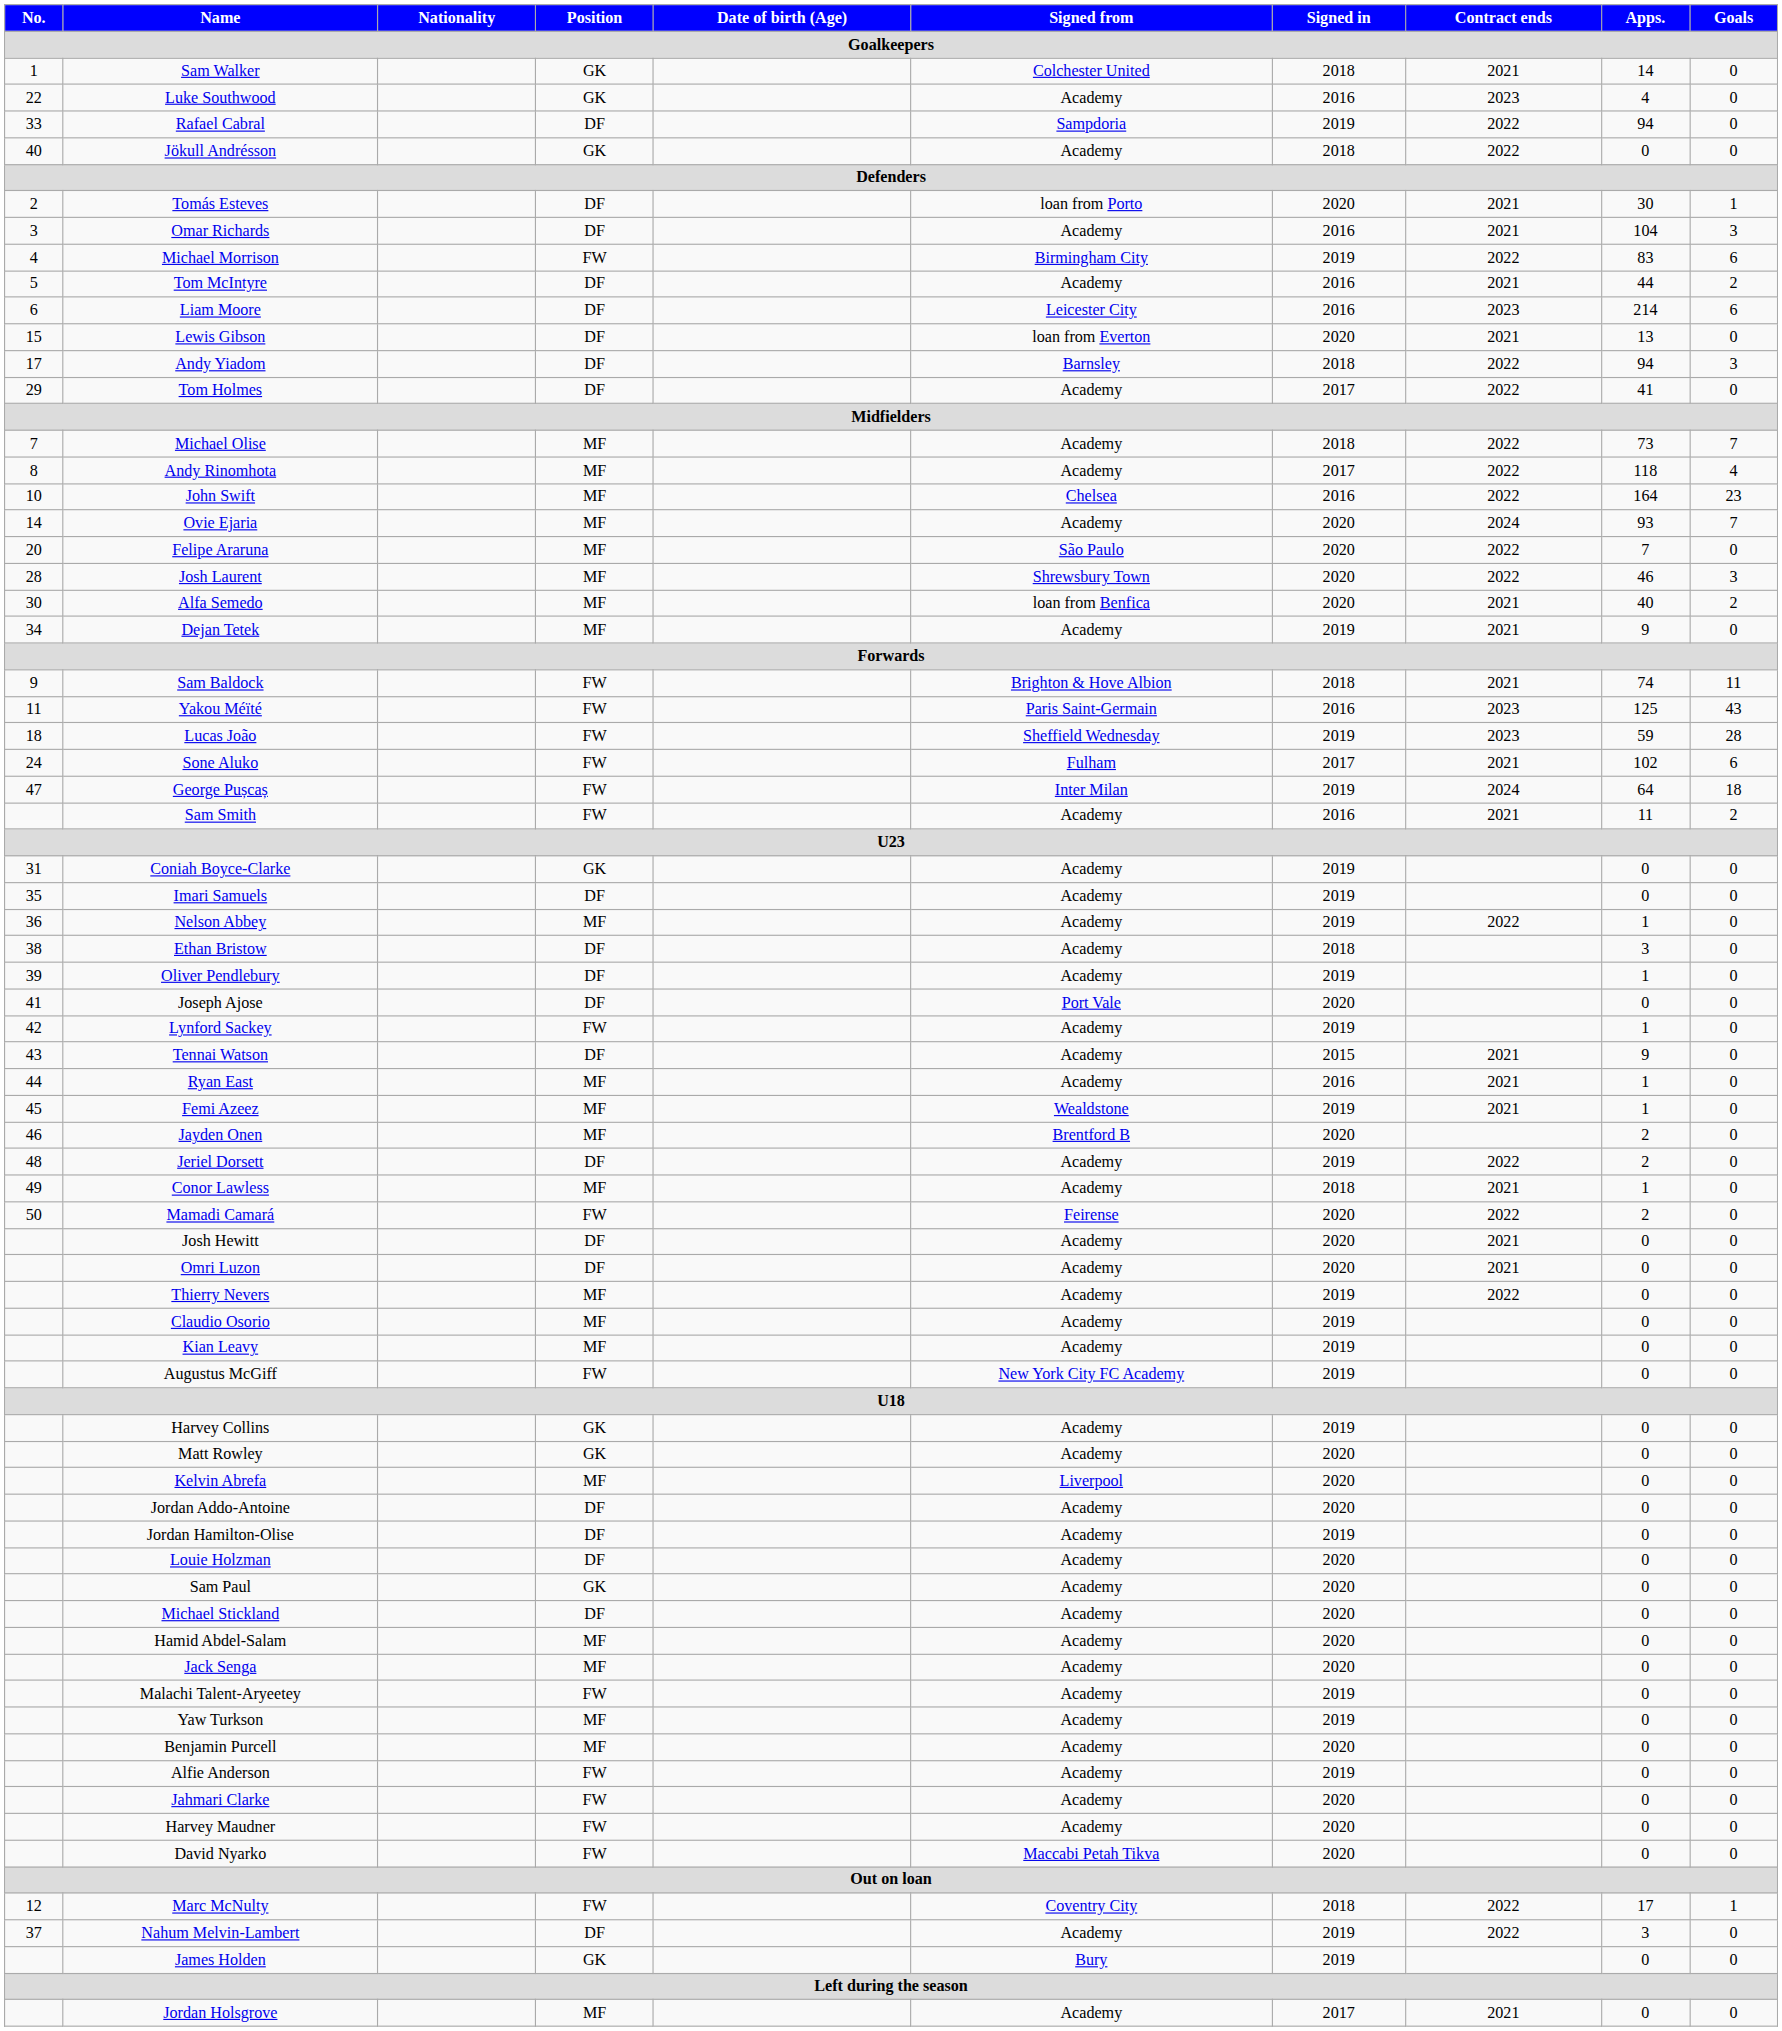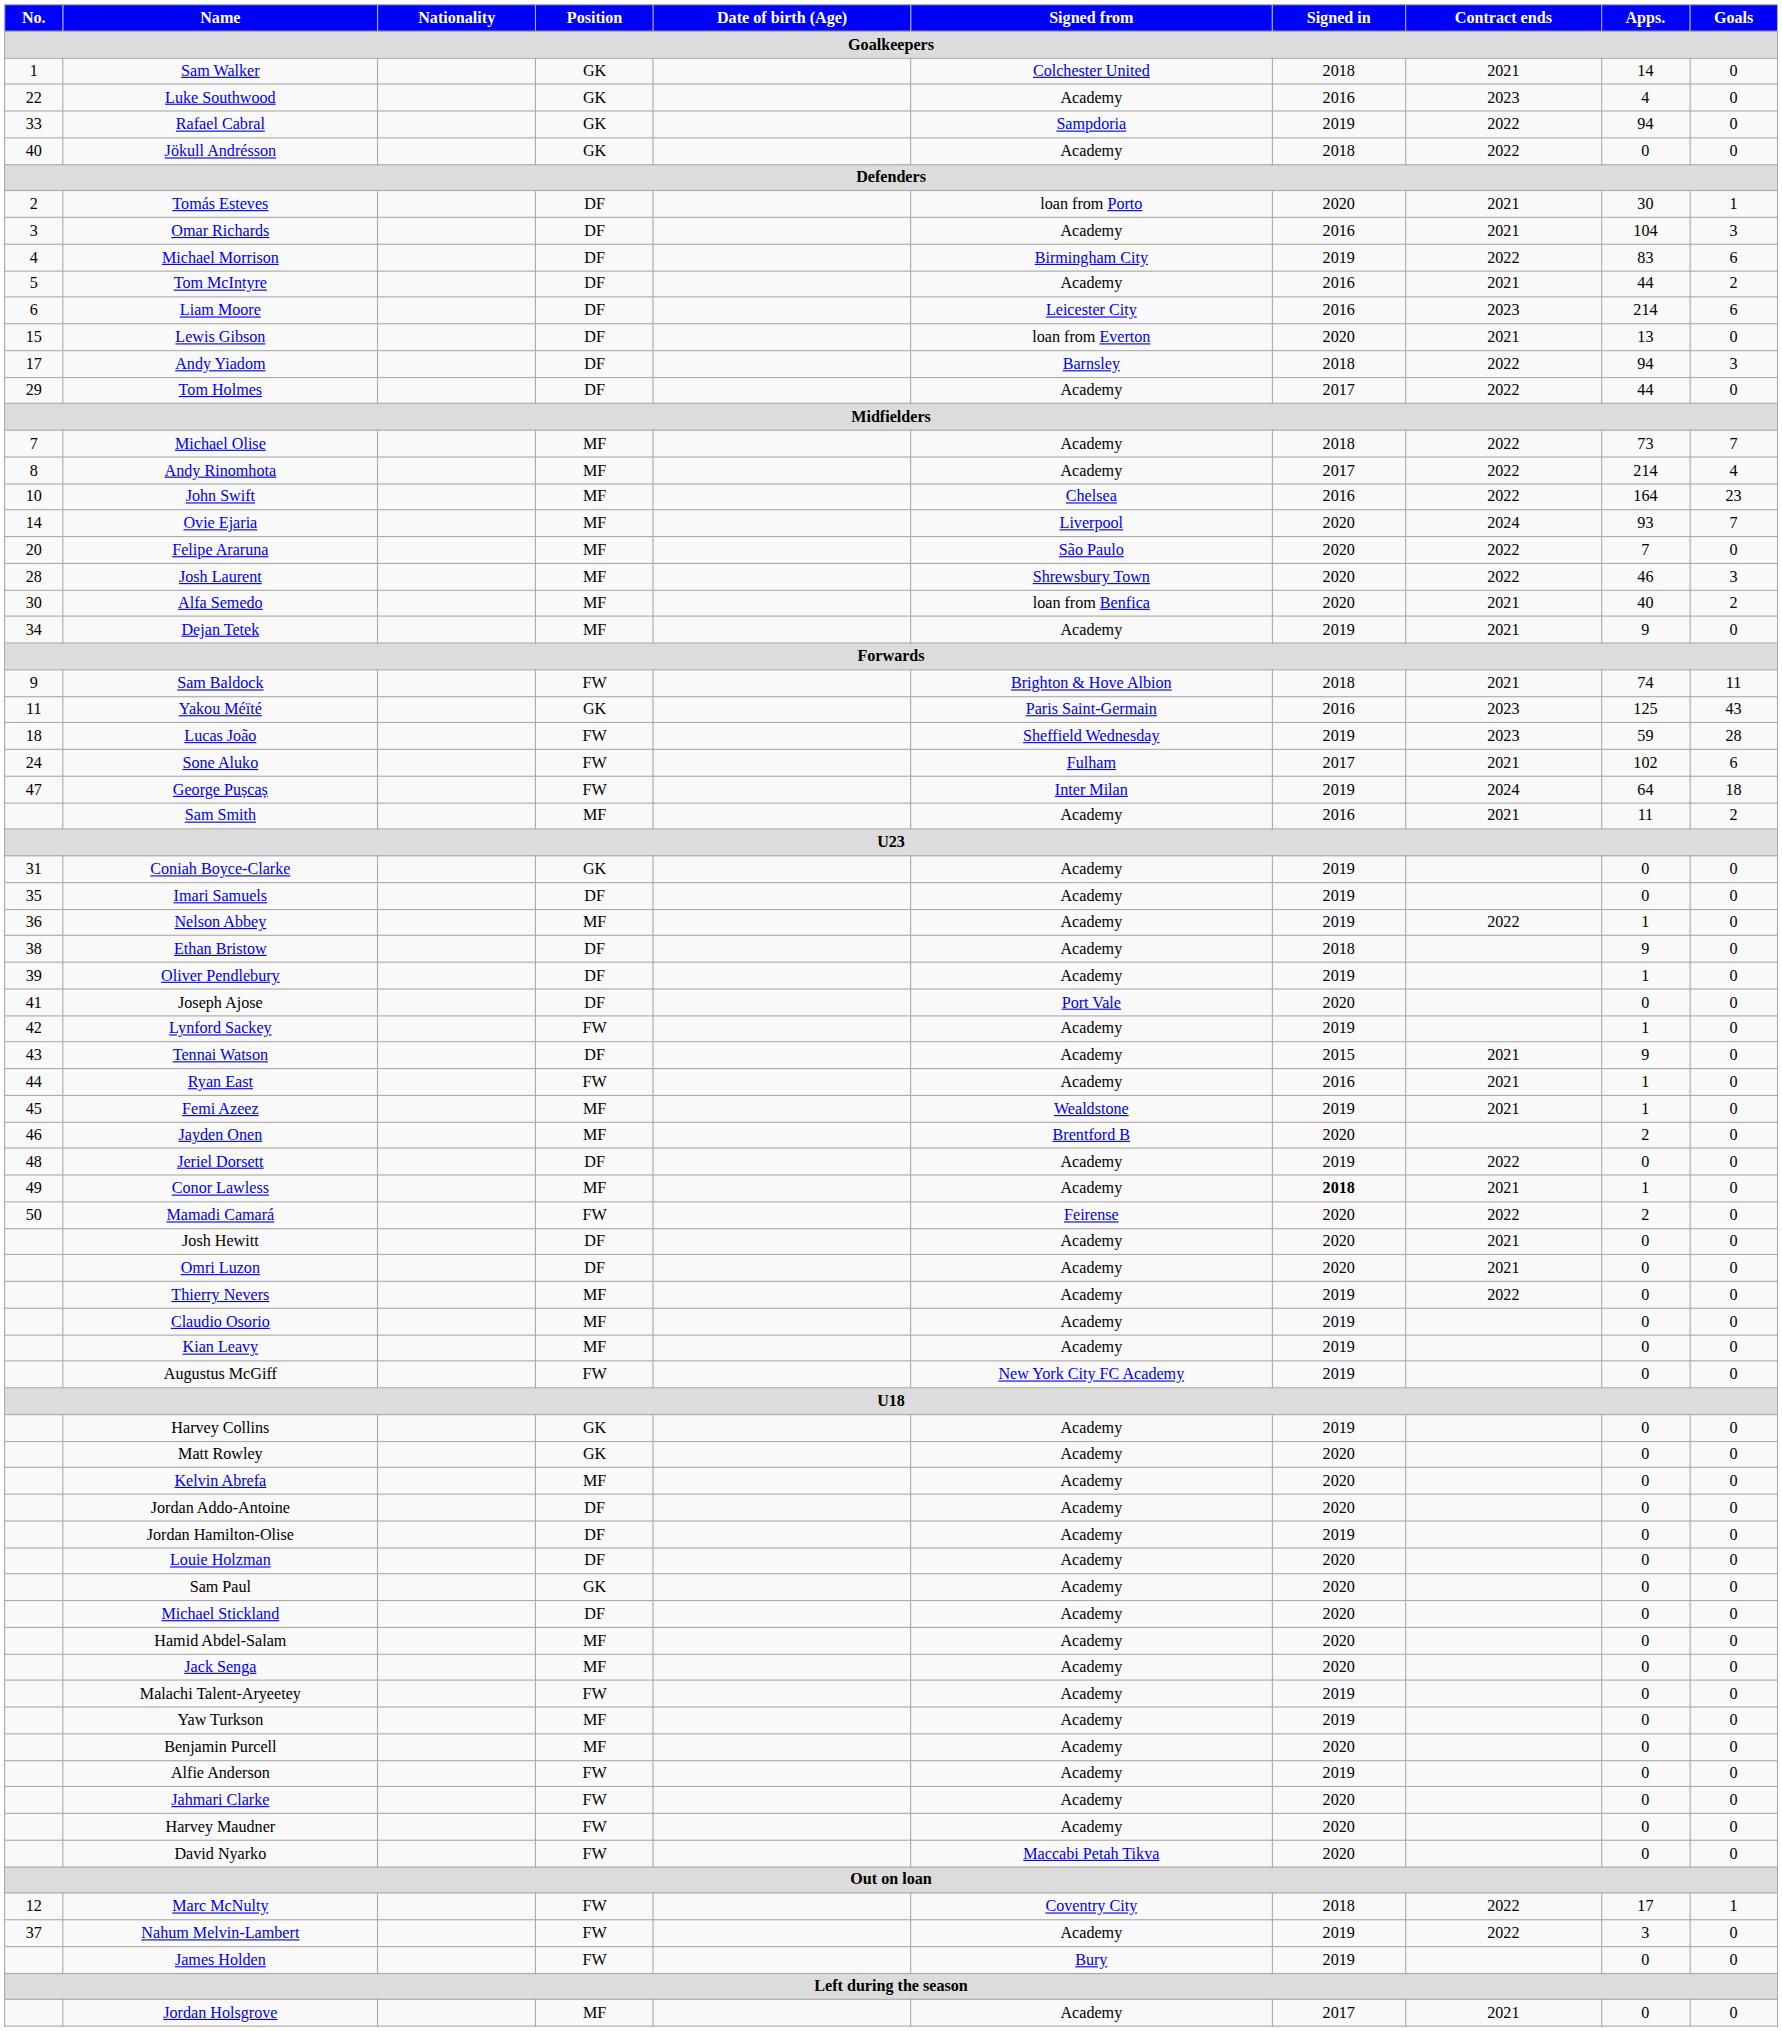(595, 124) DF -> (595, 124) GK
(595, 257) FW -> (595, 257) DF
(1645, 390) 41 -> (1645, 390) 44
(1645, 470) 118 -> (1645, 470) 214
(1091, 523) Academy -> (1091, 523) Liverpool
(595, 709) FW -> (595, 709) GK
(595, 816) FW -> (595, 816) MF
(1645, 949) 3 -> (1645, 949) 9
(595, 1082) MF -> (595, 1082) FW
(1645, 1161) 2 -> (1645, 1161) 0
(1339, 1188) normal -> (1339, 1188) bold
(1091, 1481) Liverpool -> (1091, 1481) Academy
(595, 1933) DF -> (595, 1933) FW
(595, 1959) GK -> (595, 1959) FW
